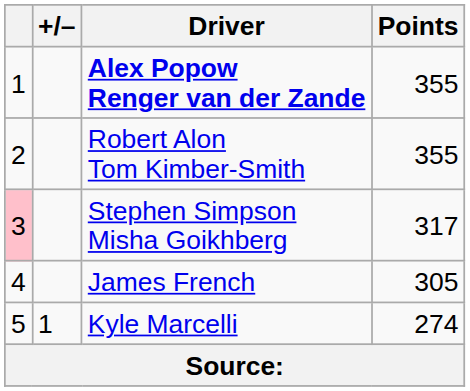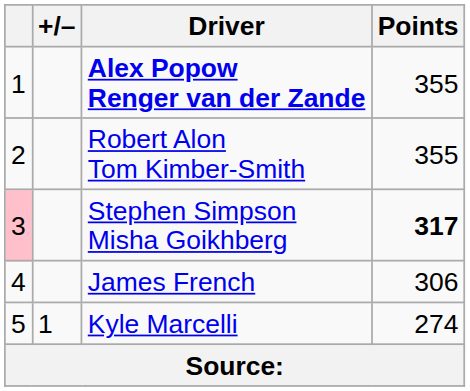(436, 226) normal -> (436, 226) bold
(436, 282) 305 -> (436, 282) 306
